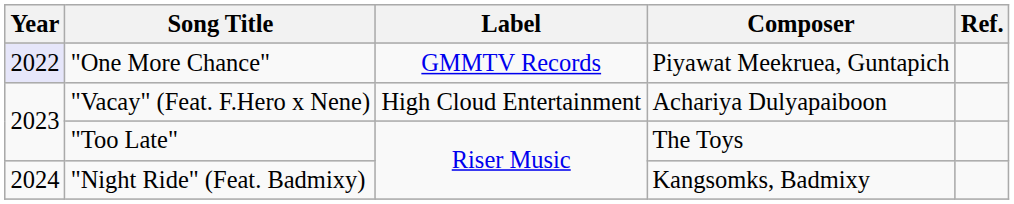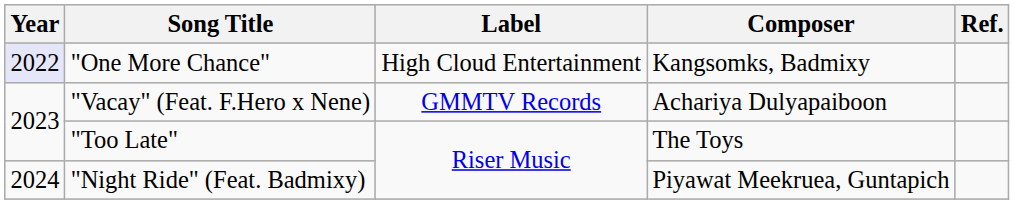(511, 62) GMMTV Records -> (511, 62) High Cloud Entertainment
(801, 62) Piyawat Meekruea, Guntapich -> (761, 62) Kangsomks, Badmixy
(511, 101) High Cloud Entertainment -> (511, 101) GMMTV Records
(761, 179) Kangsomks, Badmixy -> (801, 179) Piyawat Meekruea, Guntapich
